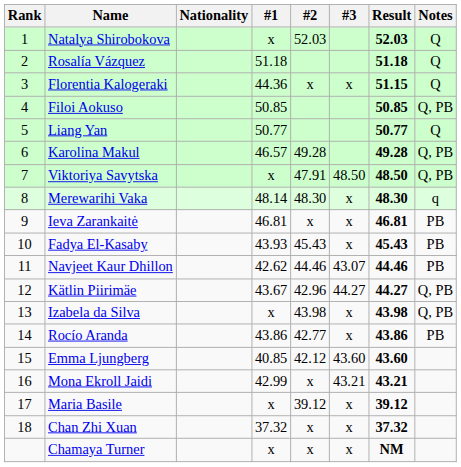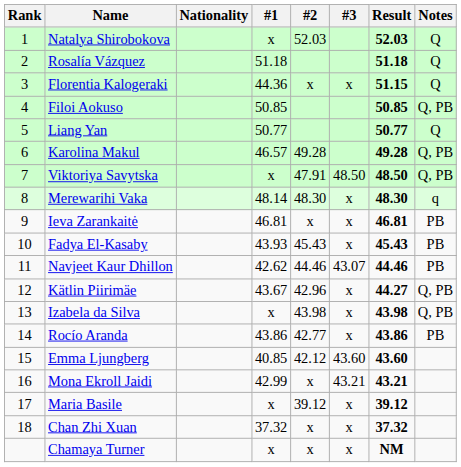(349, 289) 44.27 -> (349, 289) x
